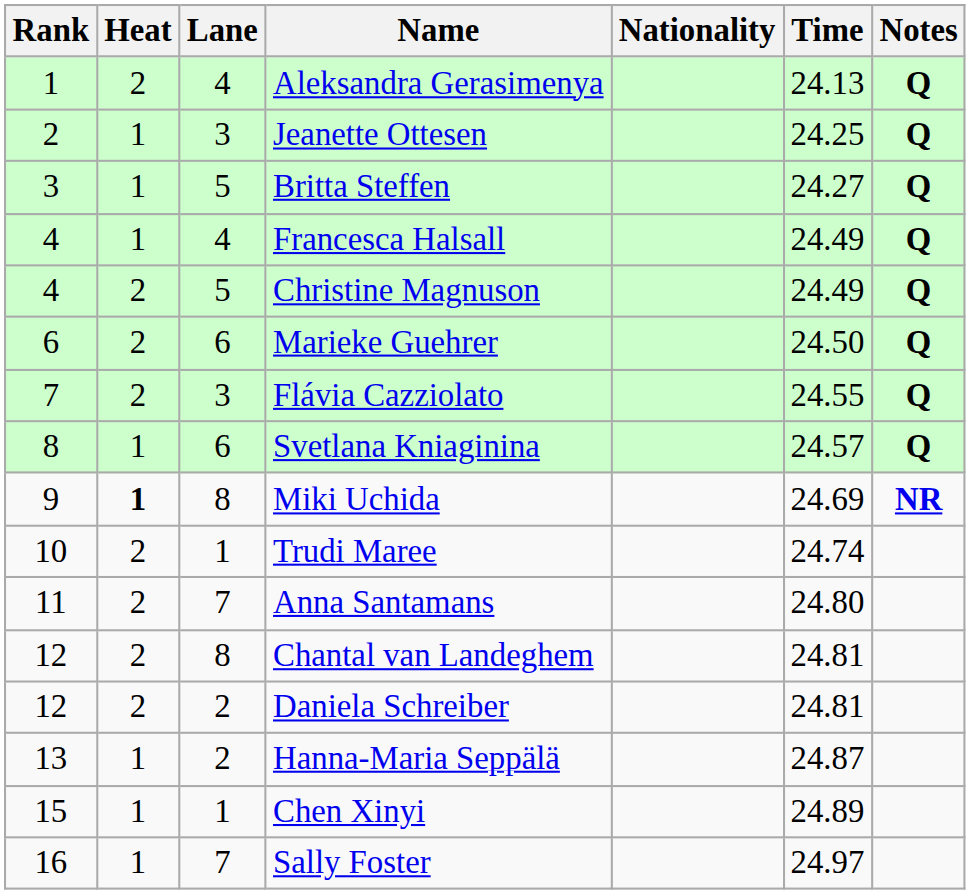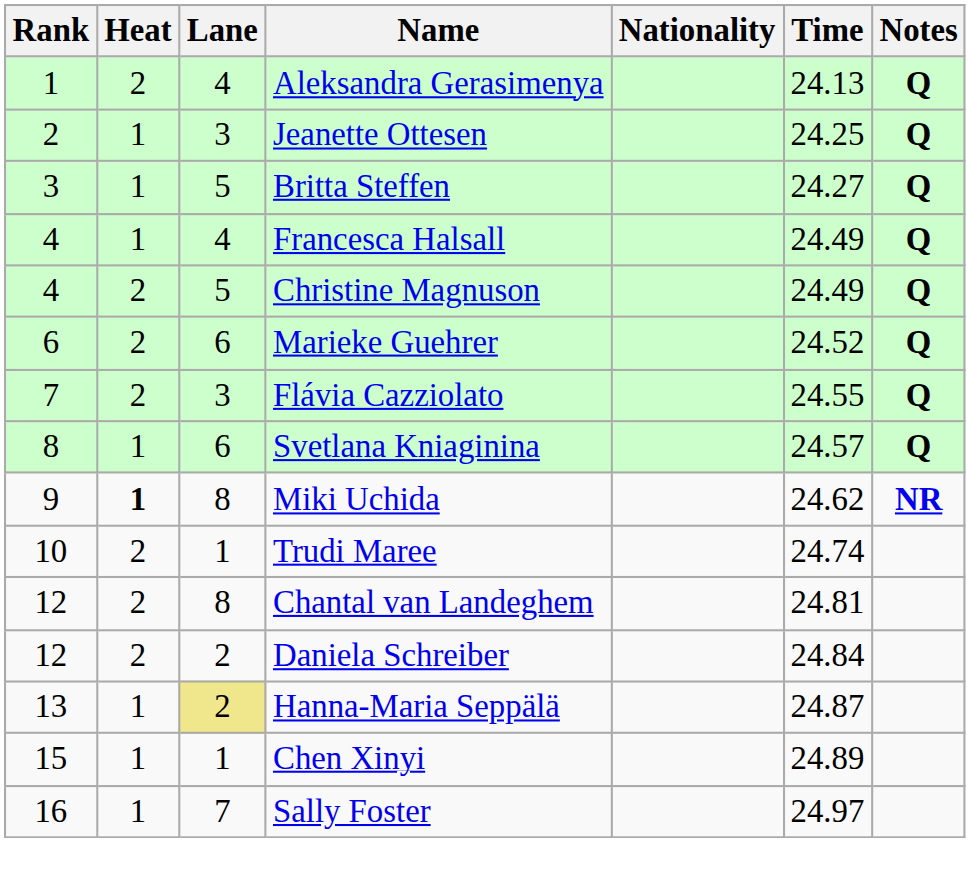(827, 342) 24.50 -> (827, 342) 24.52
(827, 498) 24.69 -> (827, 498) 24.62
- row: (384, 602)
(827, 706) 24.81 -> (827, 654) 24.84
(222, 758) no background -> (222, 706) khaki background
